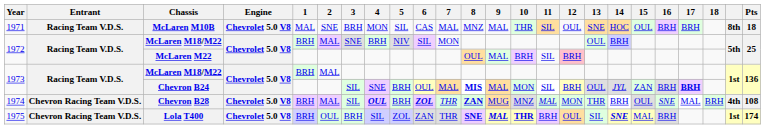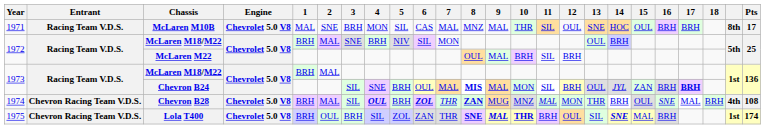(751, 27) 18 -> (751, 27) 17
(572, 57) pink background -> (572, 57) no background
